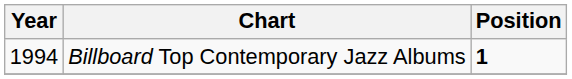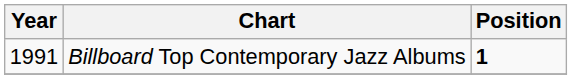(34, 56) 1994 -> (34, 56) 1991
